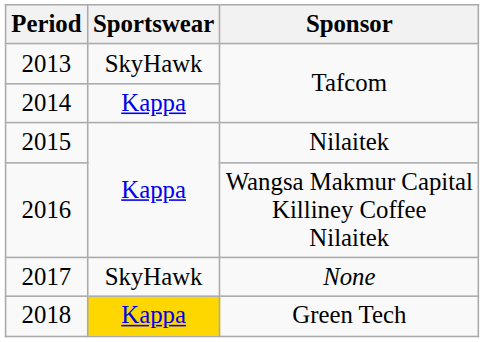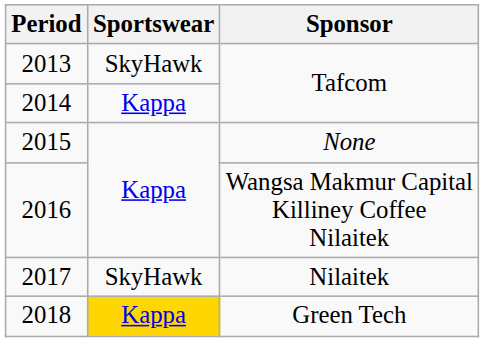(349, 142) Nilaitek -> (349, 142) None
(349, 276) None -> (349, 276) Nilaitek
